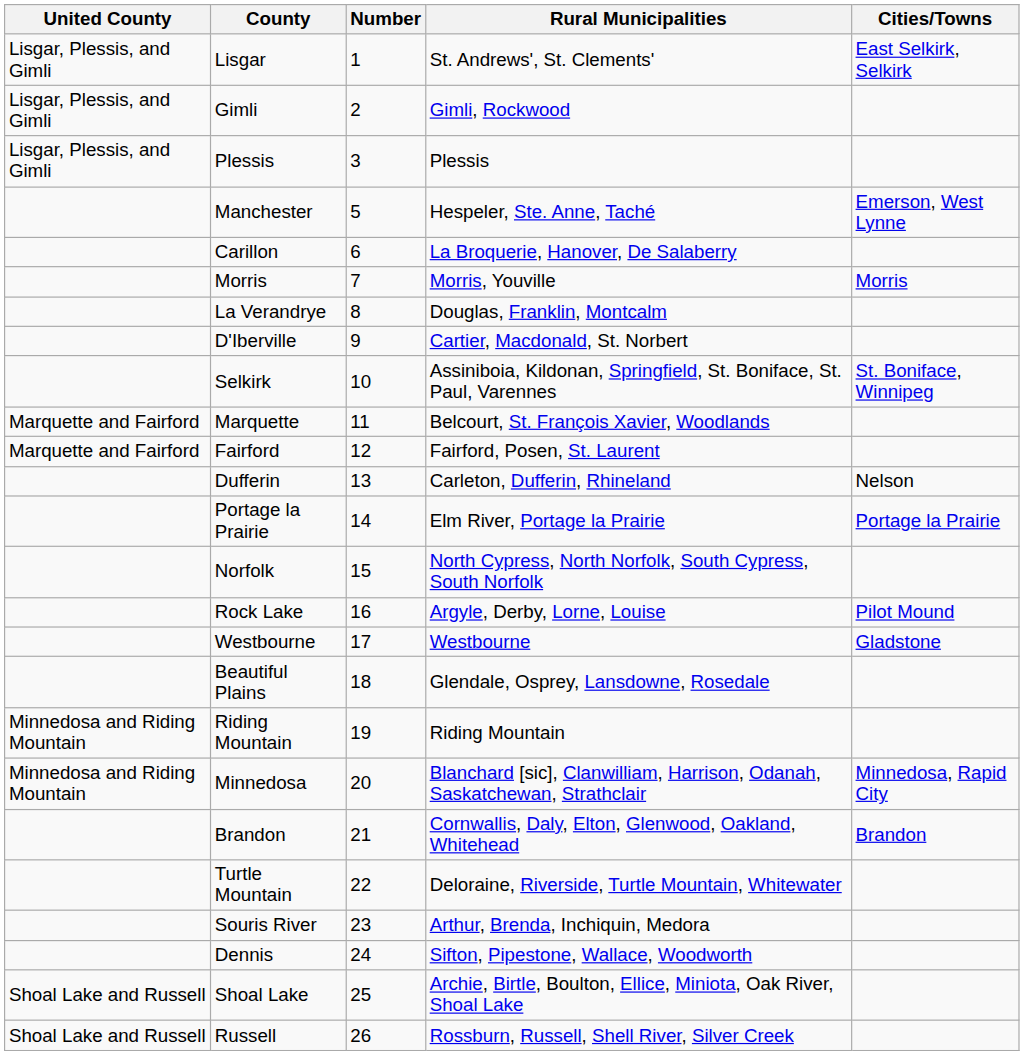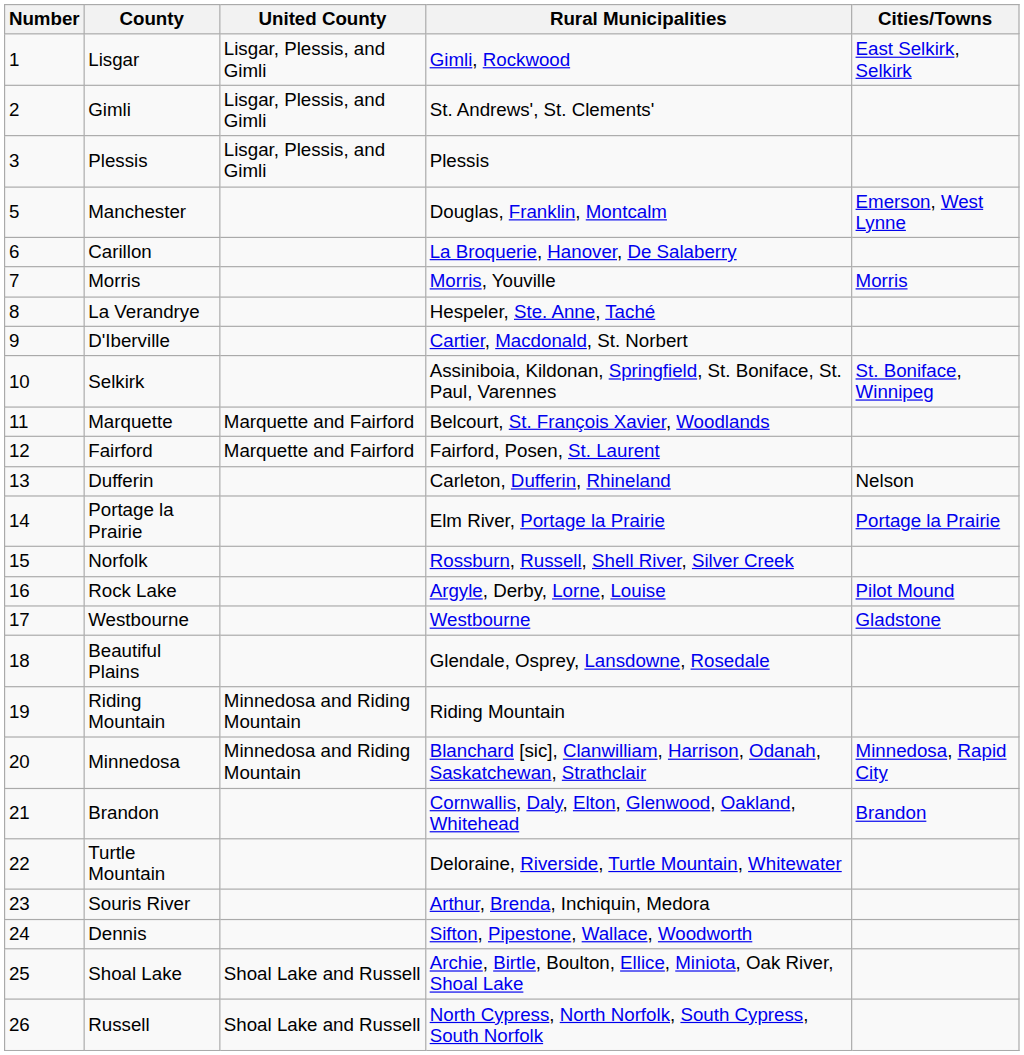columns swapped: (386, 19) <-> (108, 19)
(542, 59) St. Andrews', St. Clements' -> (500, 59) Gimli, Rockwood
(500, 110) Gimli, Rockwood -> (542, 110) St. Andrews', St. Clements'
(542, 211) Hespeler, Ste. Anne, Taché -> (548, 211) Douglas, Franklin, Montcalm
(548, 311) Douglas, Franklin, Montcalm -> (542, 311) Hespeler, Ste. Anne, Taché
(619, 571) North Cypress, North Norfolk, South Cypress, South Norfolk -> (612, 561) Rossburn, Russell, Shell River, Silver Creek
(612, 1035) Rossburn, Russell, Shell River, Silver Creek -> (619, 1024) North Cypress, North Norfolk, South Cypress, South Norfolk
